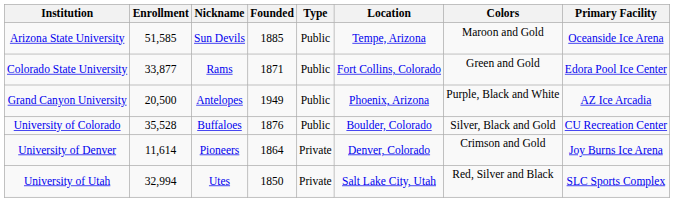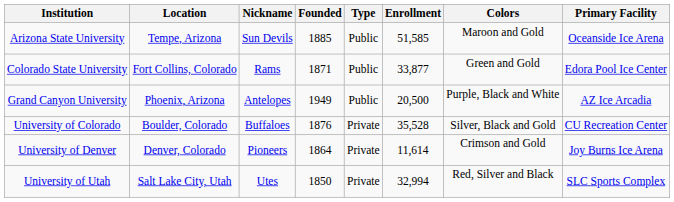columns swapped: (389, 13) <-> (161, 13)
(315, 125) Public -> (363, 125) Private
